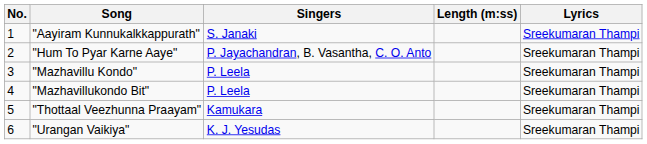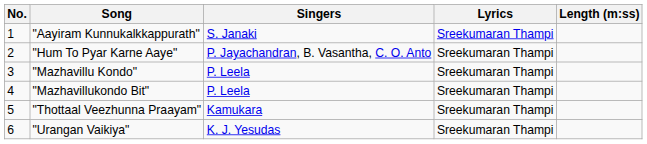columns swapped: (581, 14) <-> (477, 14)
